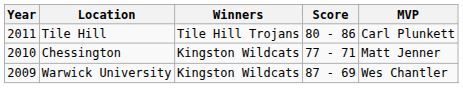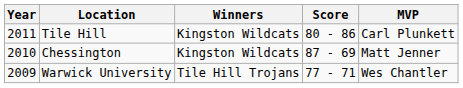(238, 34) Tile Hill Trojans -> (238, 34) Kingston Wildcats
(330, 53) 77 - 71 -> (330, 53) 87 - 69
(238, 73) Kingston Wildcats -> (238, 73) Tile Hill Trojans
(330, 73) 87 - 69 -> (330, 73) 77 - 71
